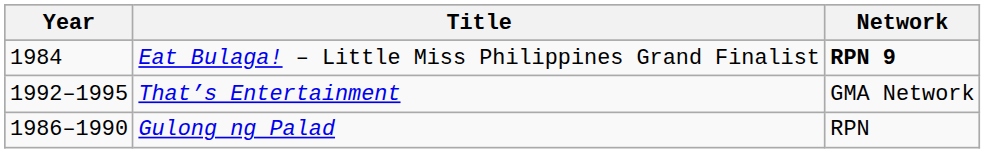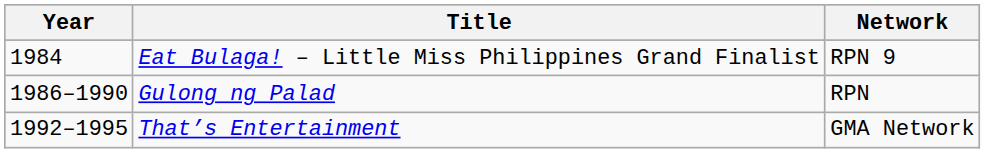(863, 58) bold -> (863, 58) normal
rows swapped: (237, 129) <-> (269, 94)
